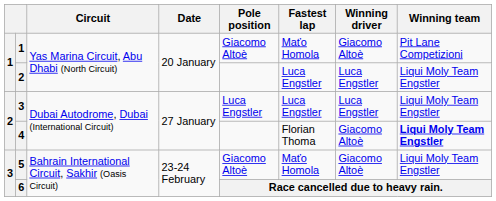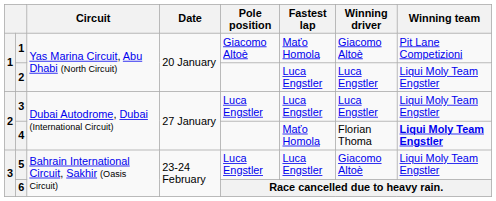(299, 135) Florian Thoma -> (301, 135) Maťo Homola
(360, 135) Giacomo Altoè -> (355, 135) Florian Thoma
(244, 164) Giacomo Altoè -> (243, 164) Luca Engstler
(300, 164) Maťo Homola -> (302, 164) Luca Engstler
